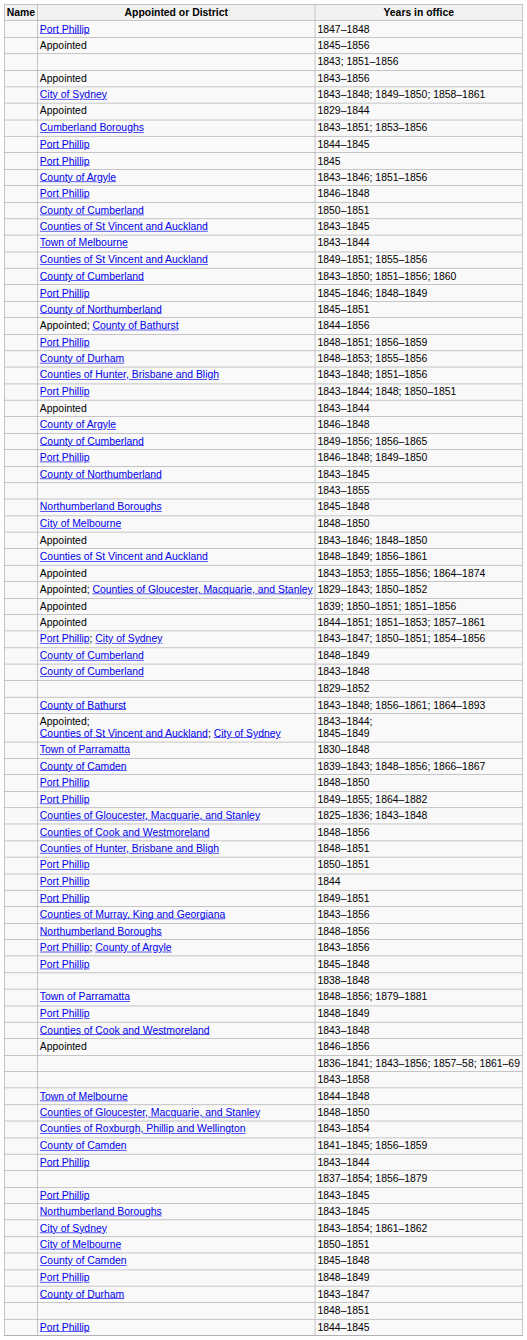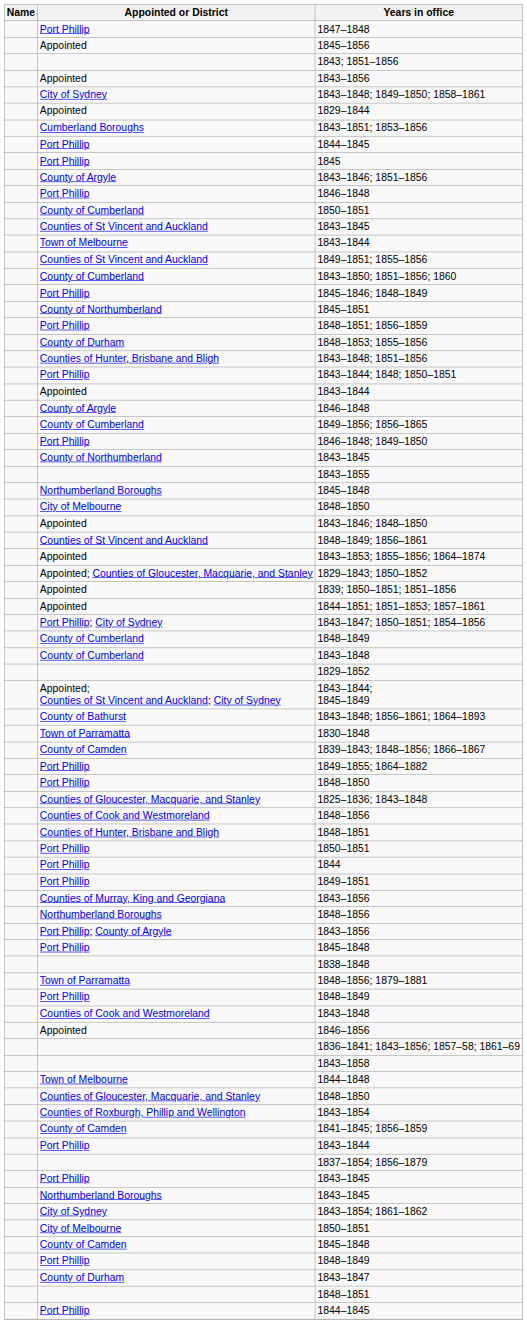- row: (109, 326)
rows swapped: (83, 705) <-> (160, 727)
rows swapped: (65, 799) <-> (65, 783)
